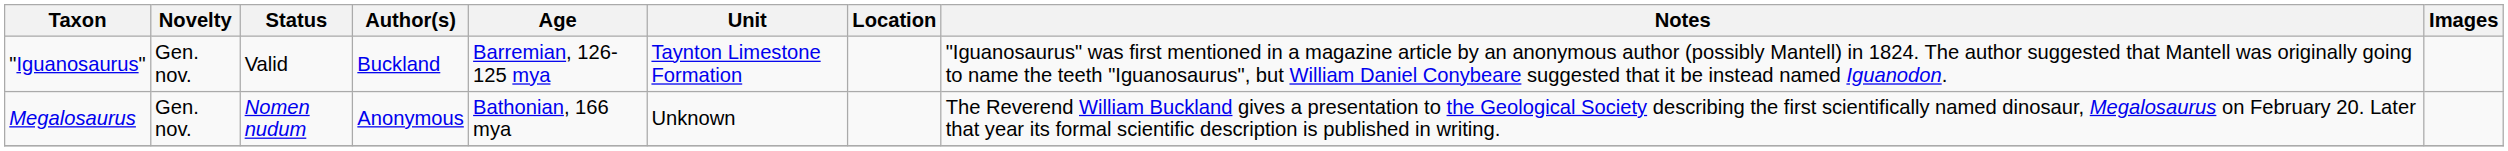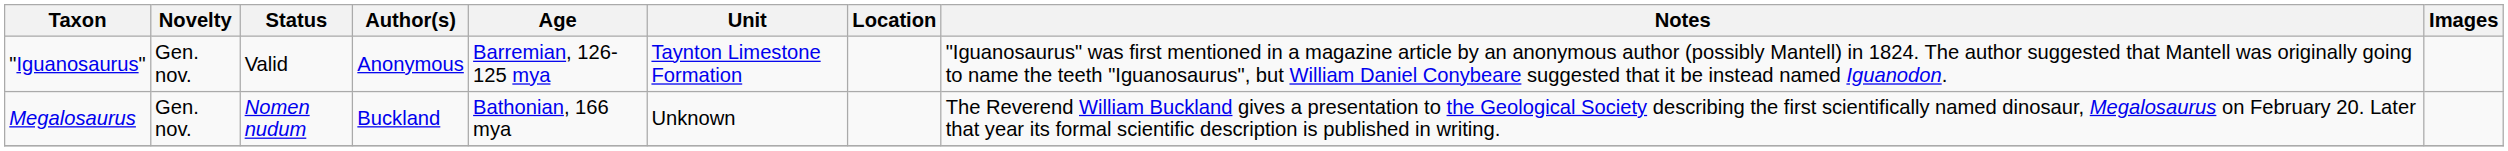(399, 63) Buckland -> (411, 63) Anonymous
(411, 118) Anonymous -> (399, 118) Buckland
